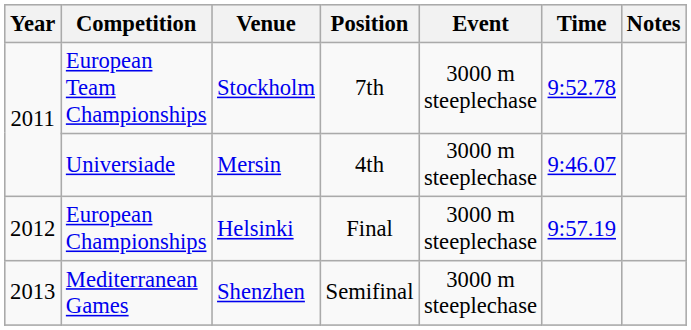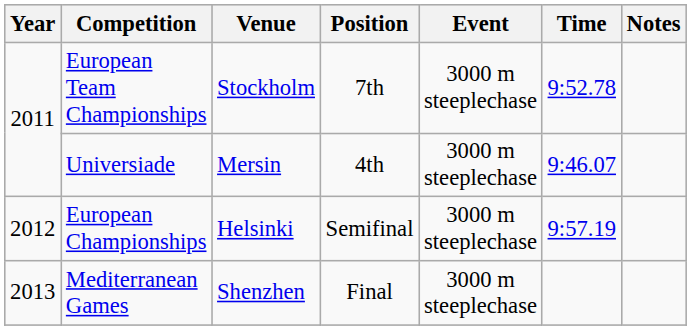(370, 228) Final -> (370, 228) Semifinal
(370, 292) Semifinal -> (370, 292) Final
